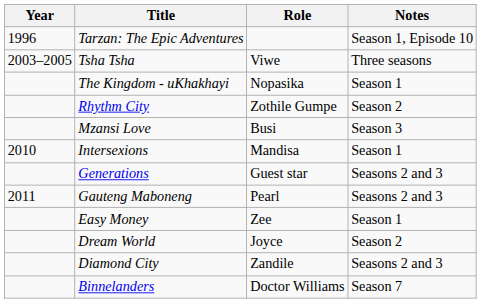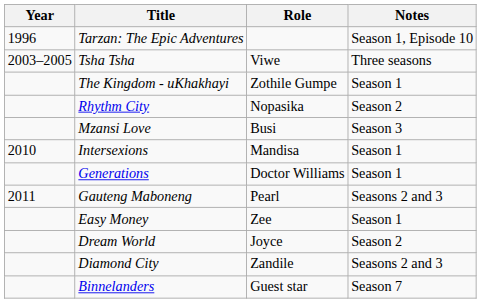(277, 83) Nopasika -> (293, 83) Zothile Gumpe
(293, 106) Zothile Gumpe -> (277, 106) Nopasika
(279, 173) Guest star -> (297, 173) Doctor Williams
(397, 173) Seasons 2 and 3 -> (377, 173) Season 1
(297, 286) Doctor Williams -> (279, 286) Guest star
